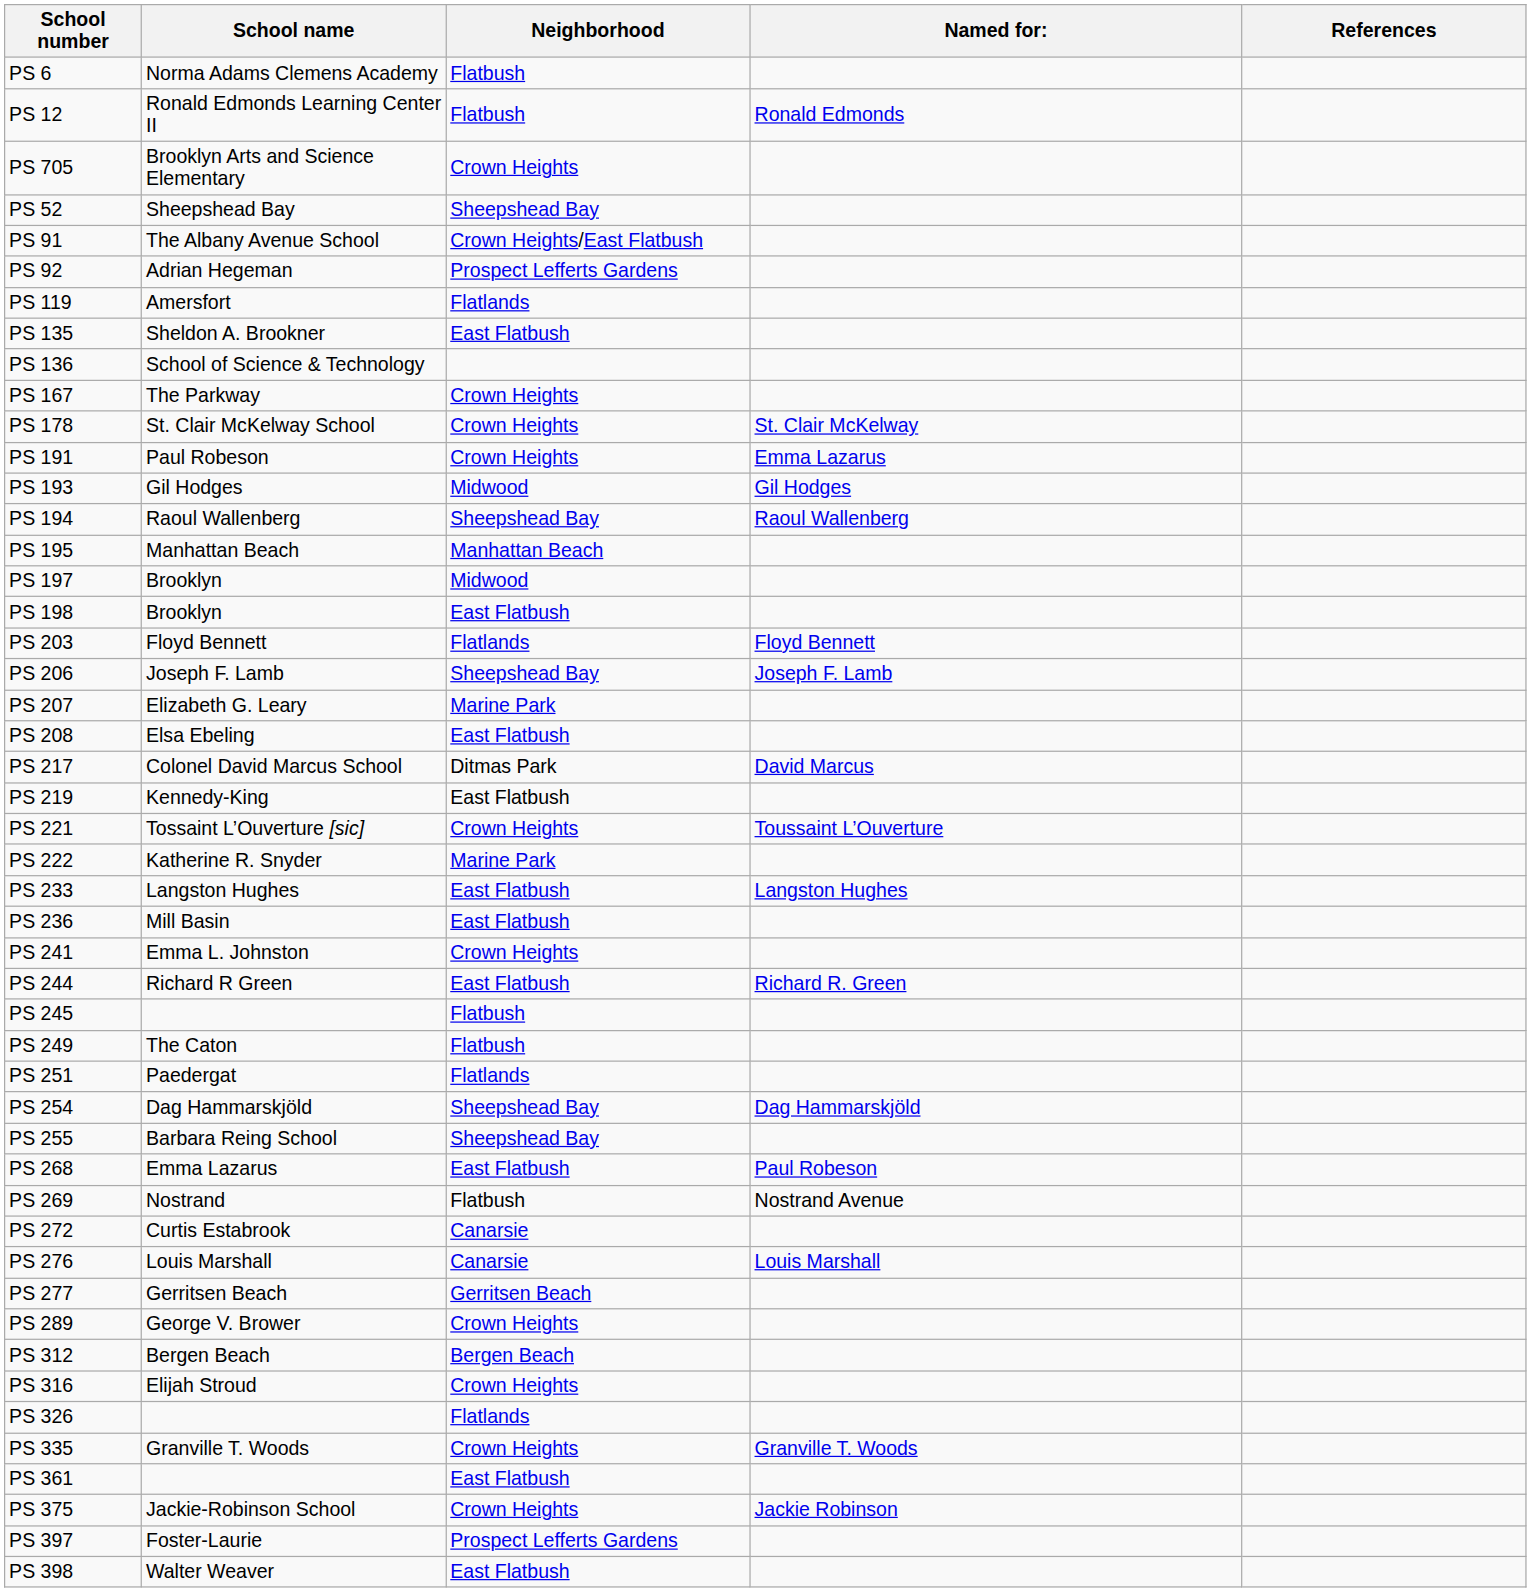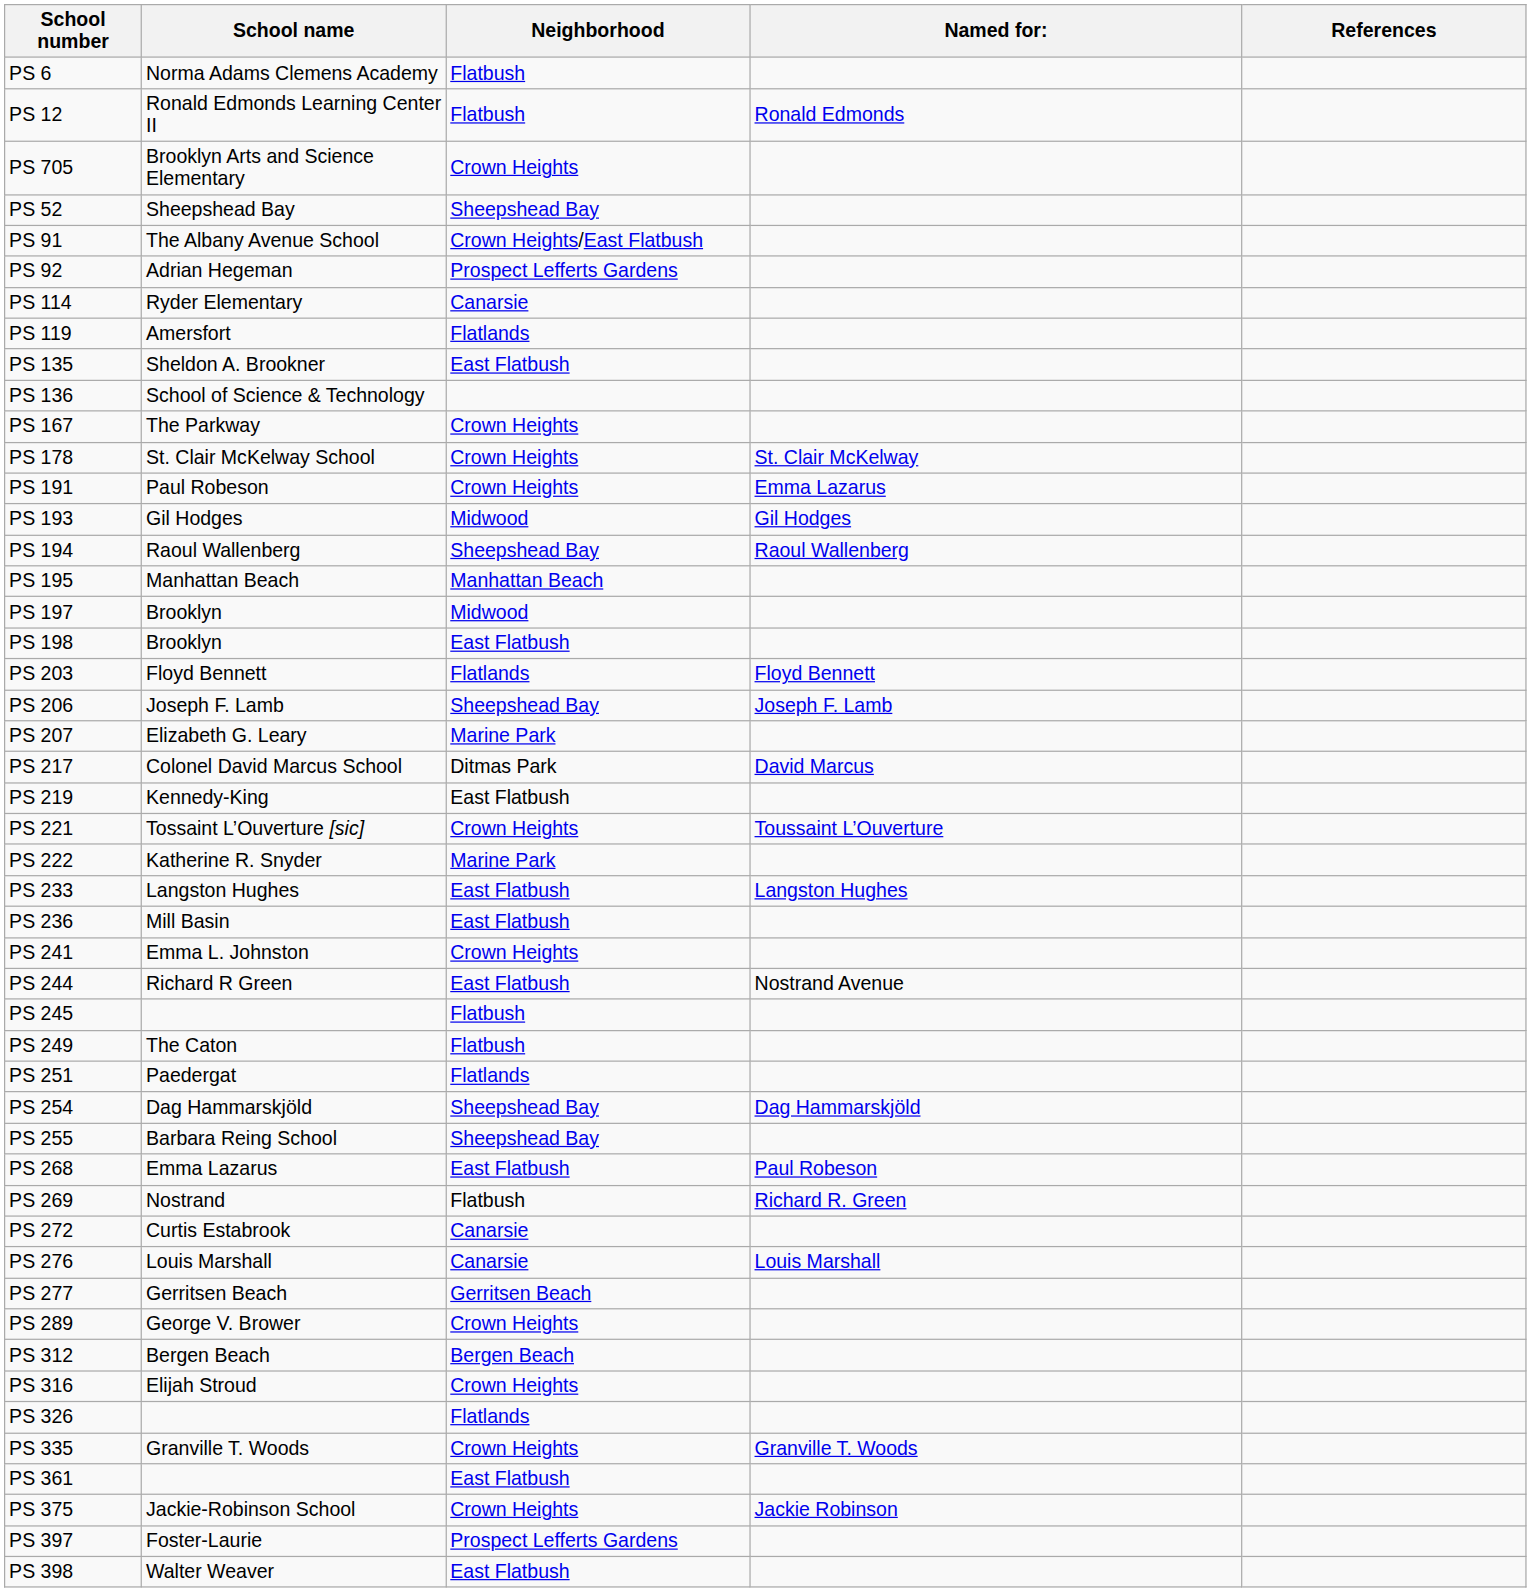+ row: (40, 302)
- row: (41, 735)
(830, 983) Richard R. Green -> (829, 983) Nostrand Avenue
(829, 1200) Nostrand Avenue -> (830, 1200) Richard R. Green
